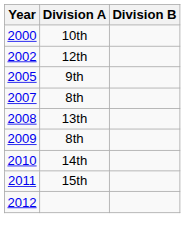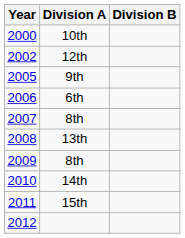+ row: (22, 98)
